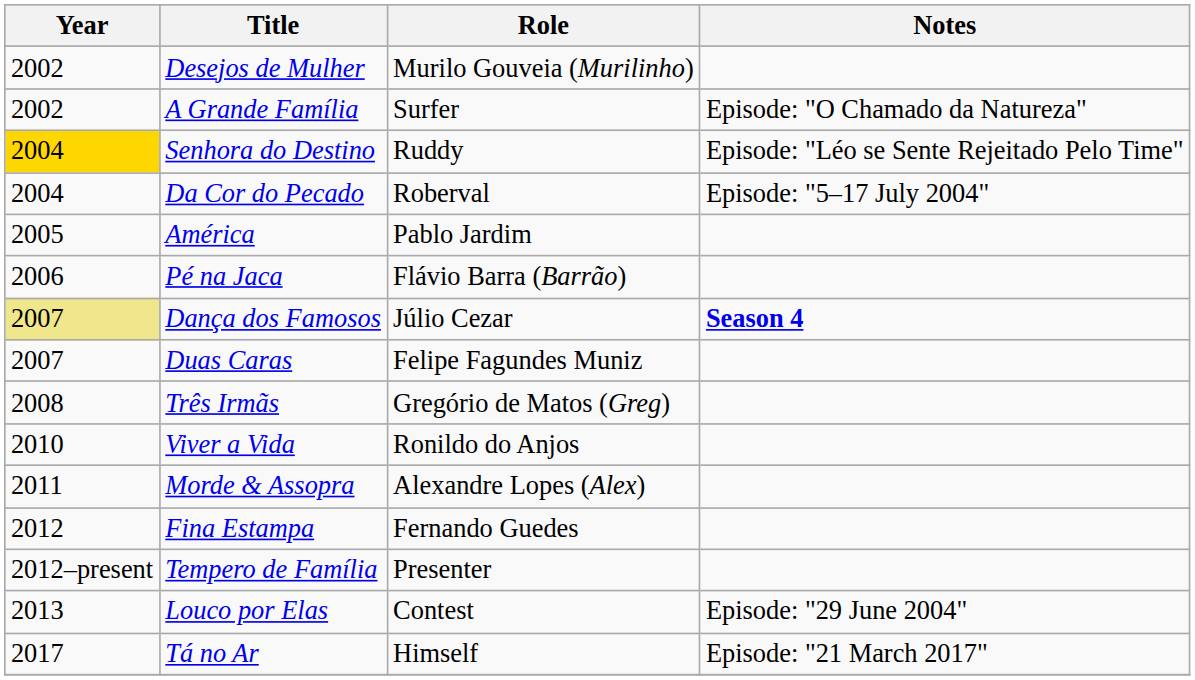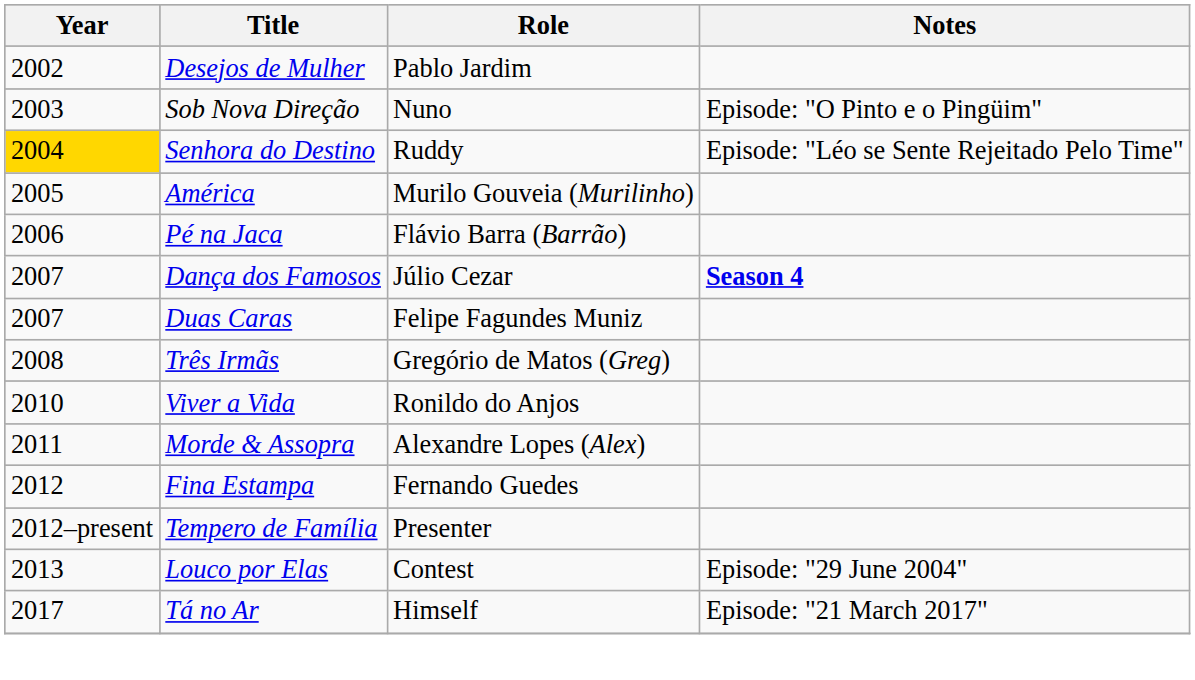(543, 67) Murilo Gouveia (Murilinho) -> (462, 67) Pablo Jardim
- row: (262, 109)
+ row: (262, 109)
- row: (265, 192)
(462, 234) Pablo Jardim -> (543, 192) Murilo Gouveia (Murilinho)
(37, 318) khaki background -> (37, 276) no background
